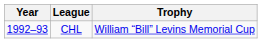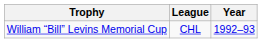columns swapped: (27, 12) <-> (175, 12)
